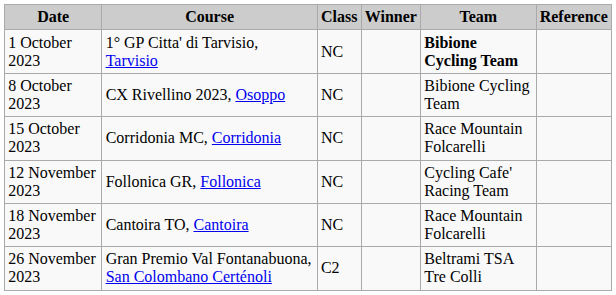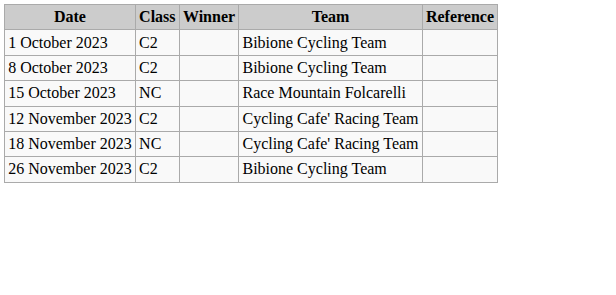- column: (210, 17)
(332, 51) NC -> (148, 42) C2
(471, 51) bold -> (315, 42) normal
(332, 94) NC -> (148, 67) C2
(332, 181) NC -> (148, 118) C2
(473, 225) Race Mountain Folcarelli -> (330, 144) Cycling Cafe' Racing Team
(469, 268) Beltrami TSA Tre Colli -> (315, 169) Bibione Cycling Team
